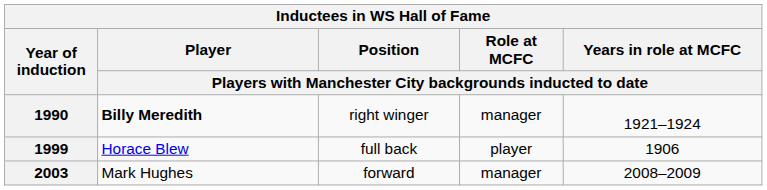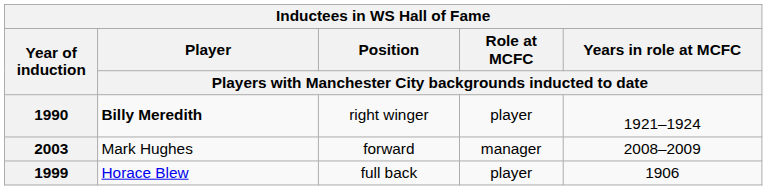(511, 115) manager -> (511, 115) player
rows swapped: (51, 148) <-> (51, 173)
